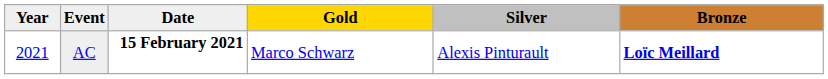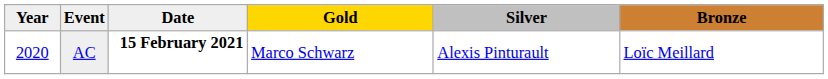(32, 52) 2021 -> (32, 52) 2020
(671, 52) bold -> (669, 52) normal
